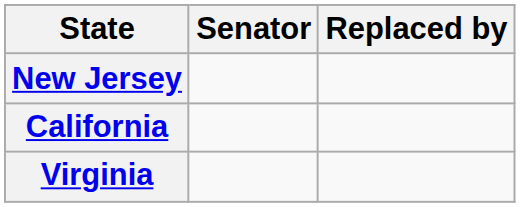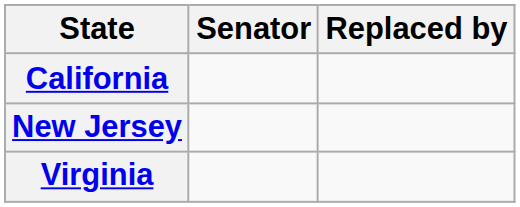rows swapped: (97, 126) <-> (97, 77)
